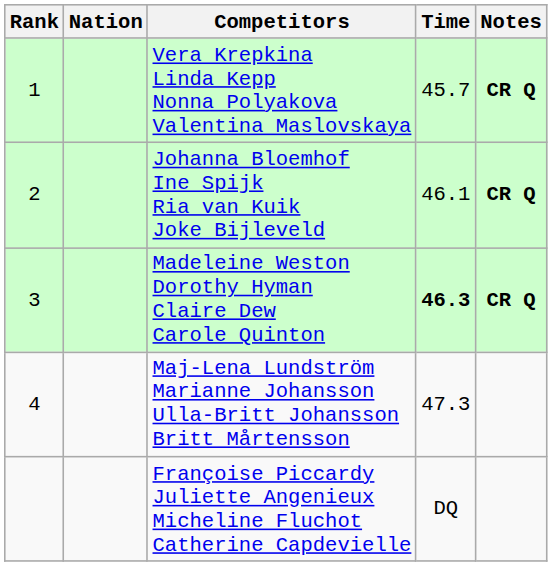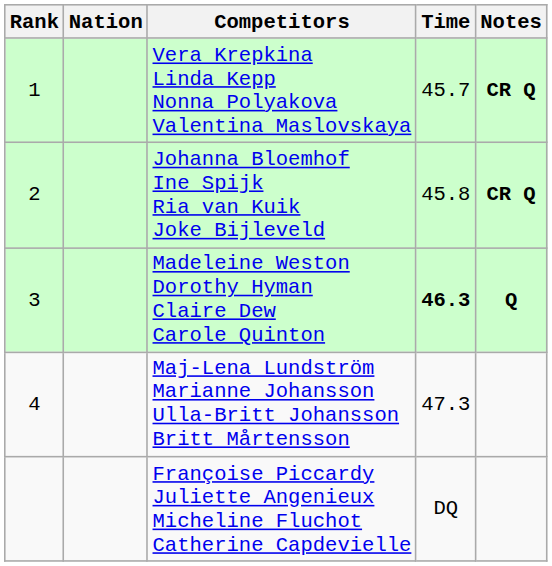(446, 195) 46.1 -> (446, 195) 45.8
(511, 300) CR Q -> (511, 300) Q
